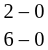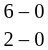rows swapped: (24, 11) <-> (24, 39)
